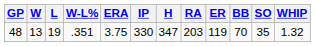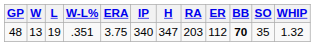(143, 32) 330 -> (143, 32) 340
(218, 32) 119 -> (218, 32) 112
(241, 32) normal -> (241, 32) bold
